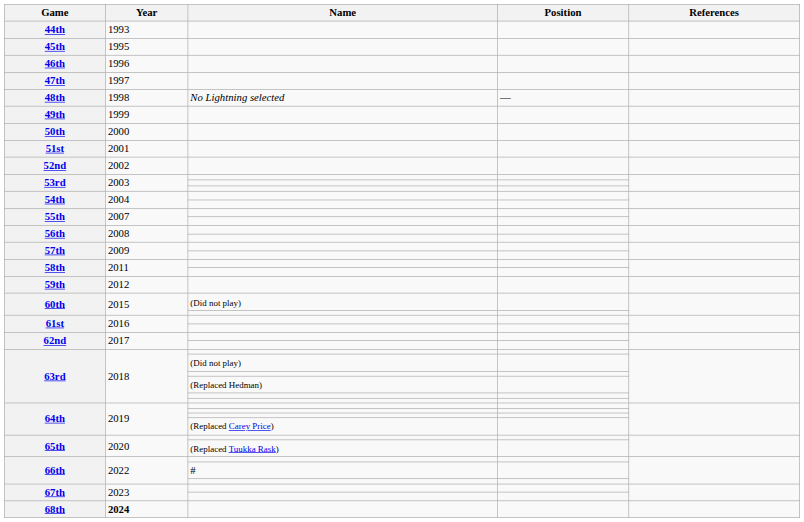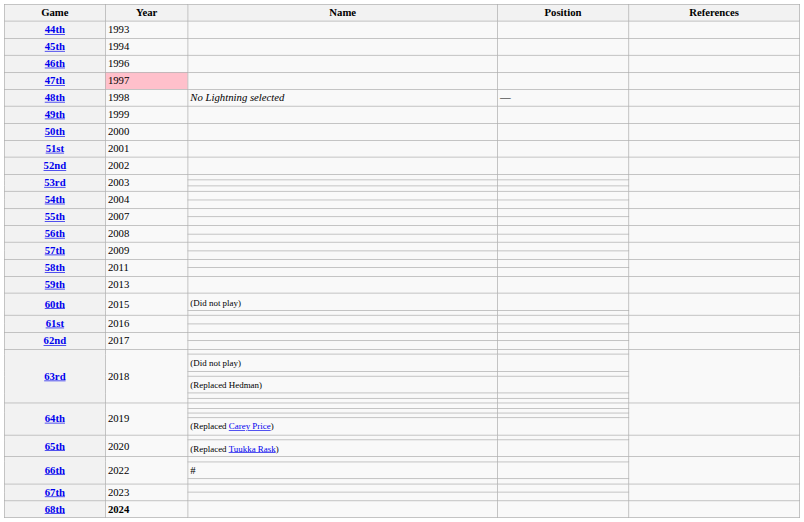(119, 47) 1995 -> (119, 47) 1994
(119, 81) no background -> (119, 81) pink background
(119, 285) 2012 -> (119, 285) 2013
